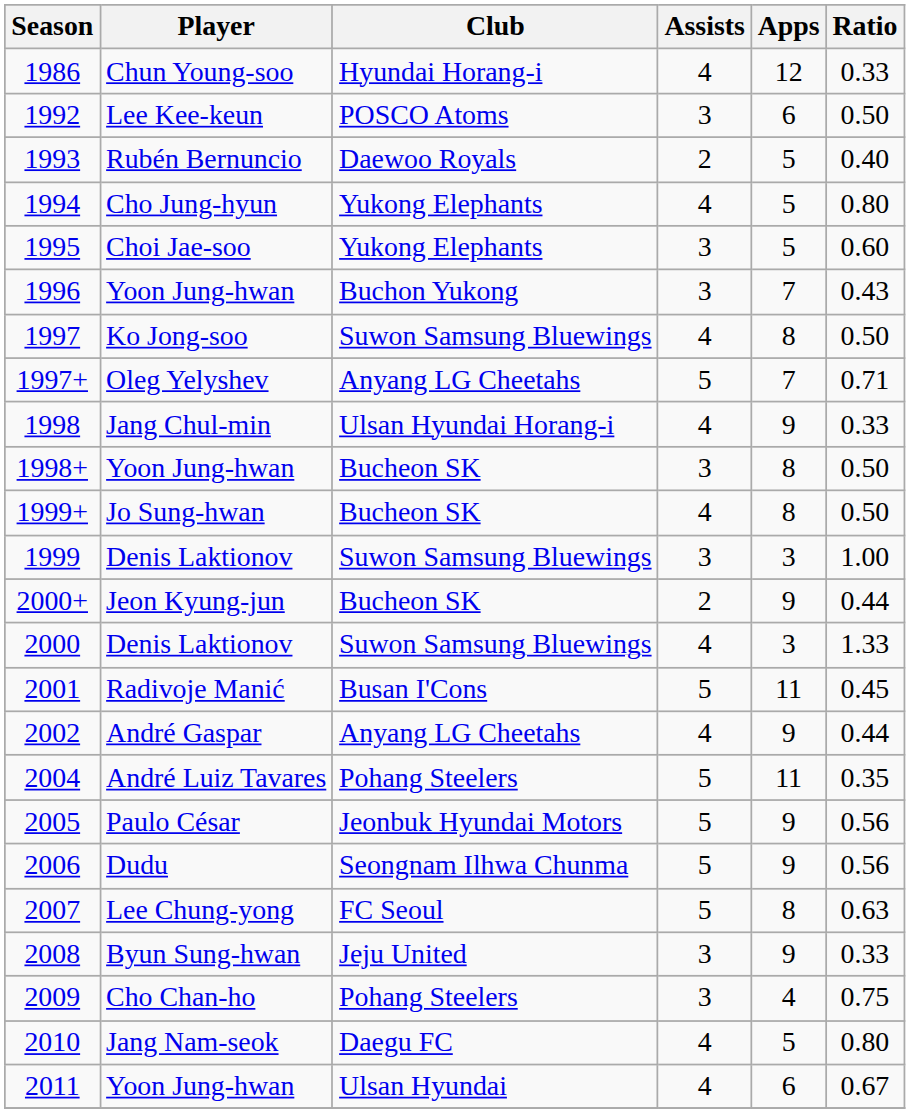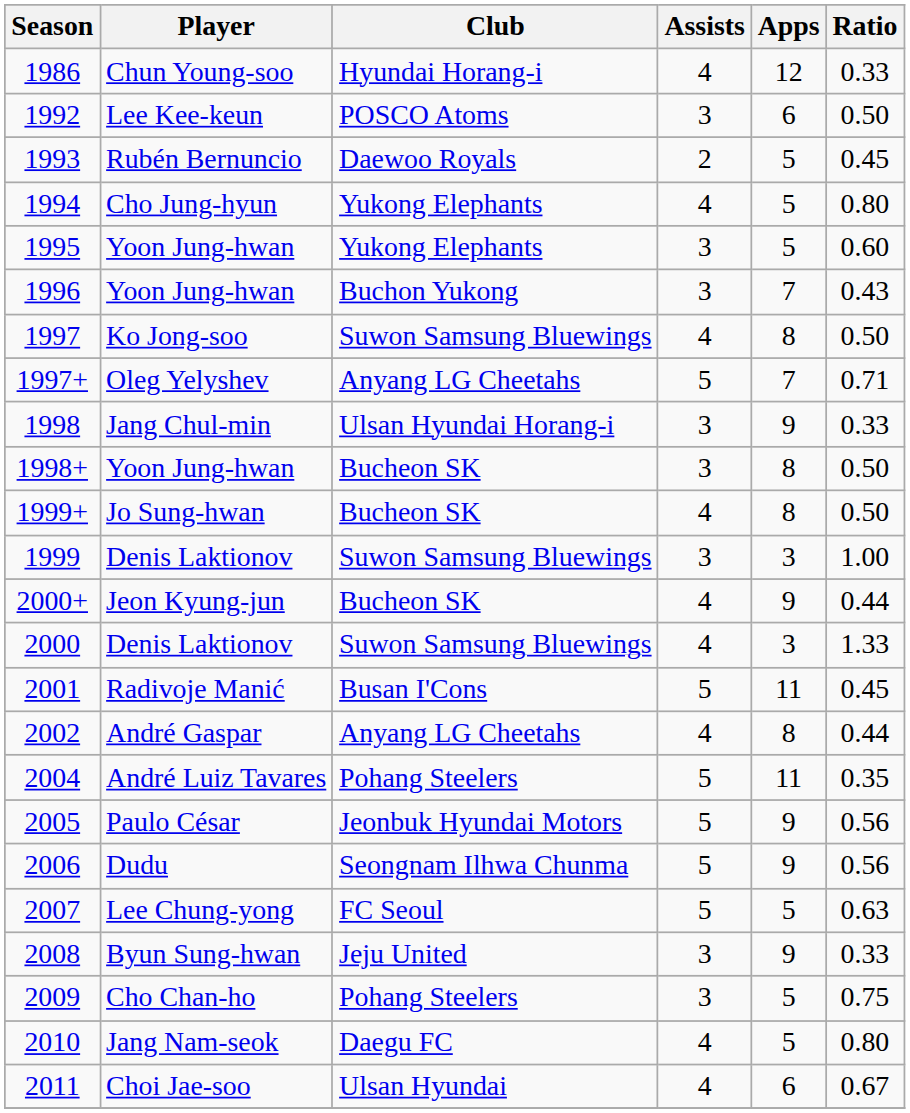(865, 159) 0.40 -> (865, 159) 0.45
(178, 247) Choi Jae-soo -> (200, 247) Yoon Jung-hwan
(705, 423) 4 -> (705, 423) 3
(705, 600) 2 -> (705, 600) 4
(789, 733) 9 -> (789, 733) 8
(789, 909) 8 -> (789, 909) 5
(789, 997) 4 -> (789, 997) 5
(200, 1086) Yoon Jung-hwan -> (178, 1086) Choi Jae-soo
